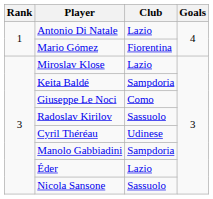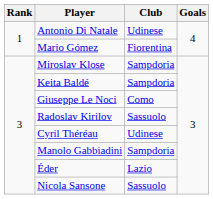(140, 30) Lazio -> (145, 30) Udinese
(140, 64) Lazio -> (151, 64) Sampdoria
